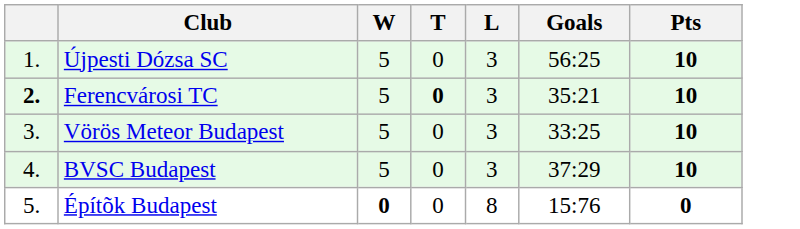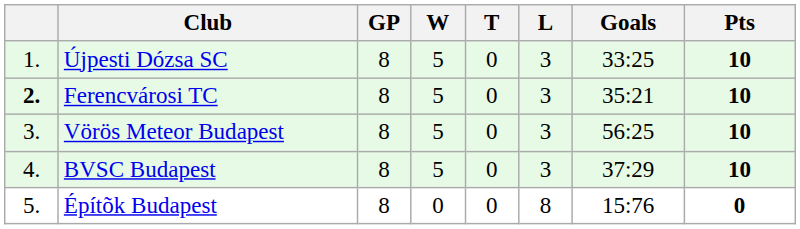+ column: (384, 22)
(574, 59) 56:25 -> (628, 59) 33:25
(438, 95) bold -> (492, 95) normal
(574, 132) 33:25 -> (628, 132) 56:25
(384, 205) bold -> (438, 205) normal
